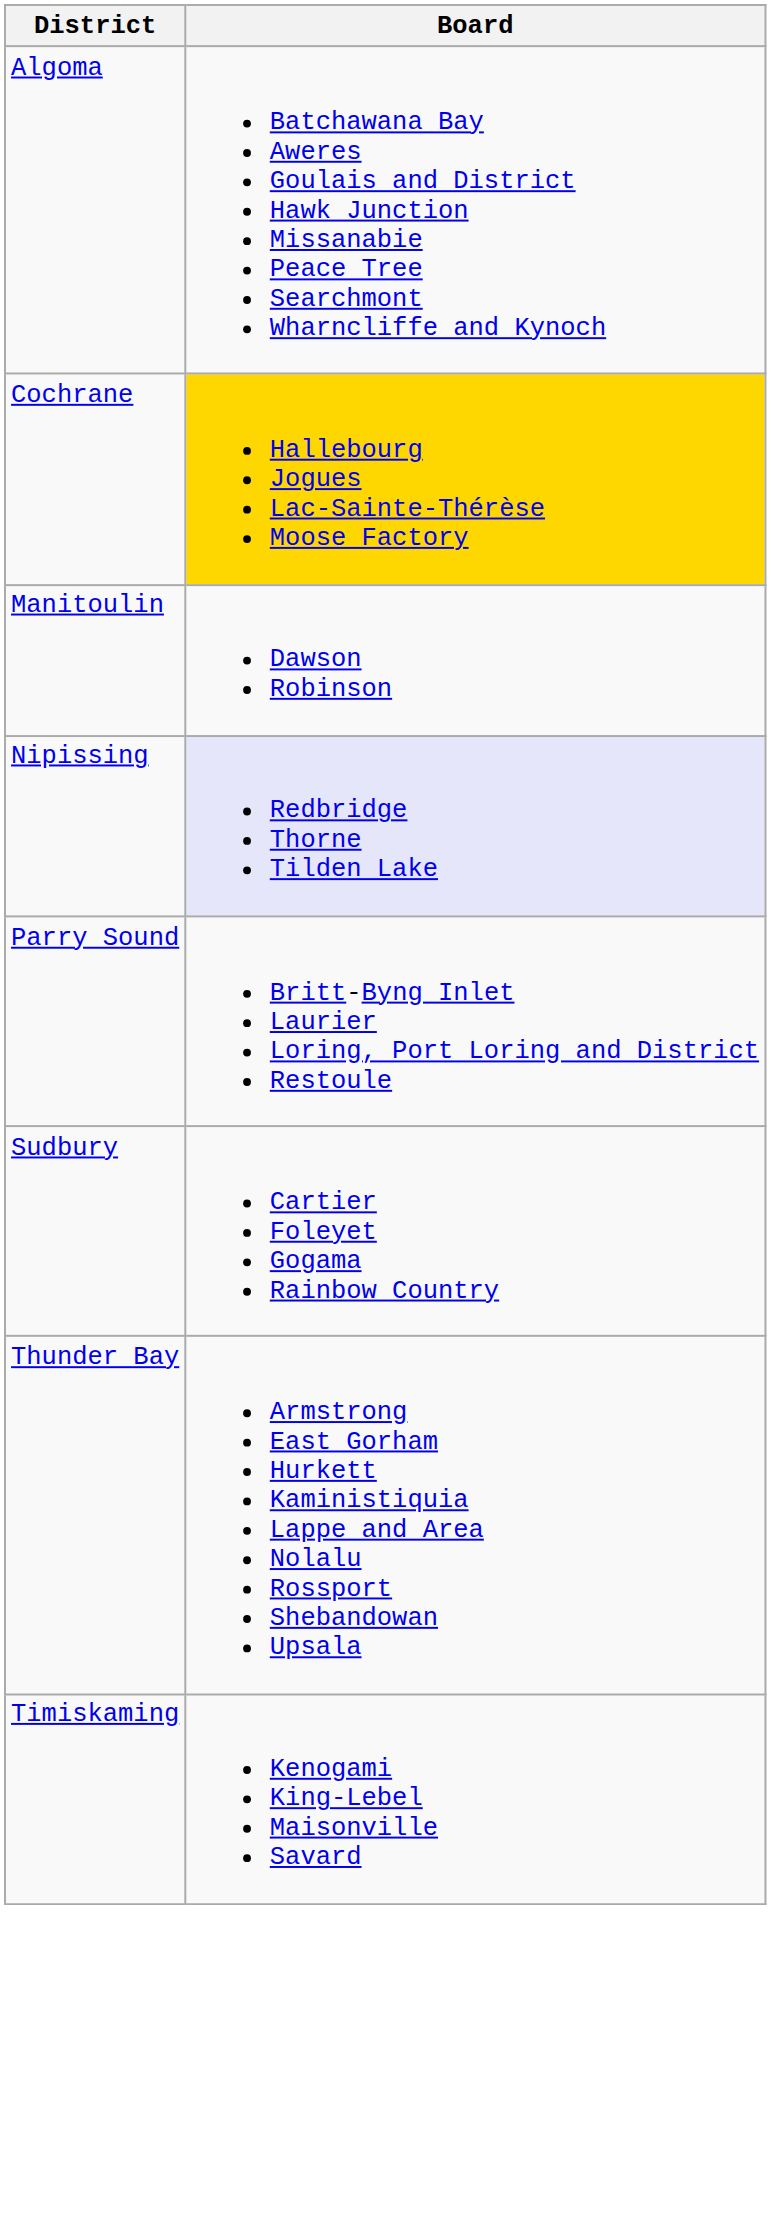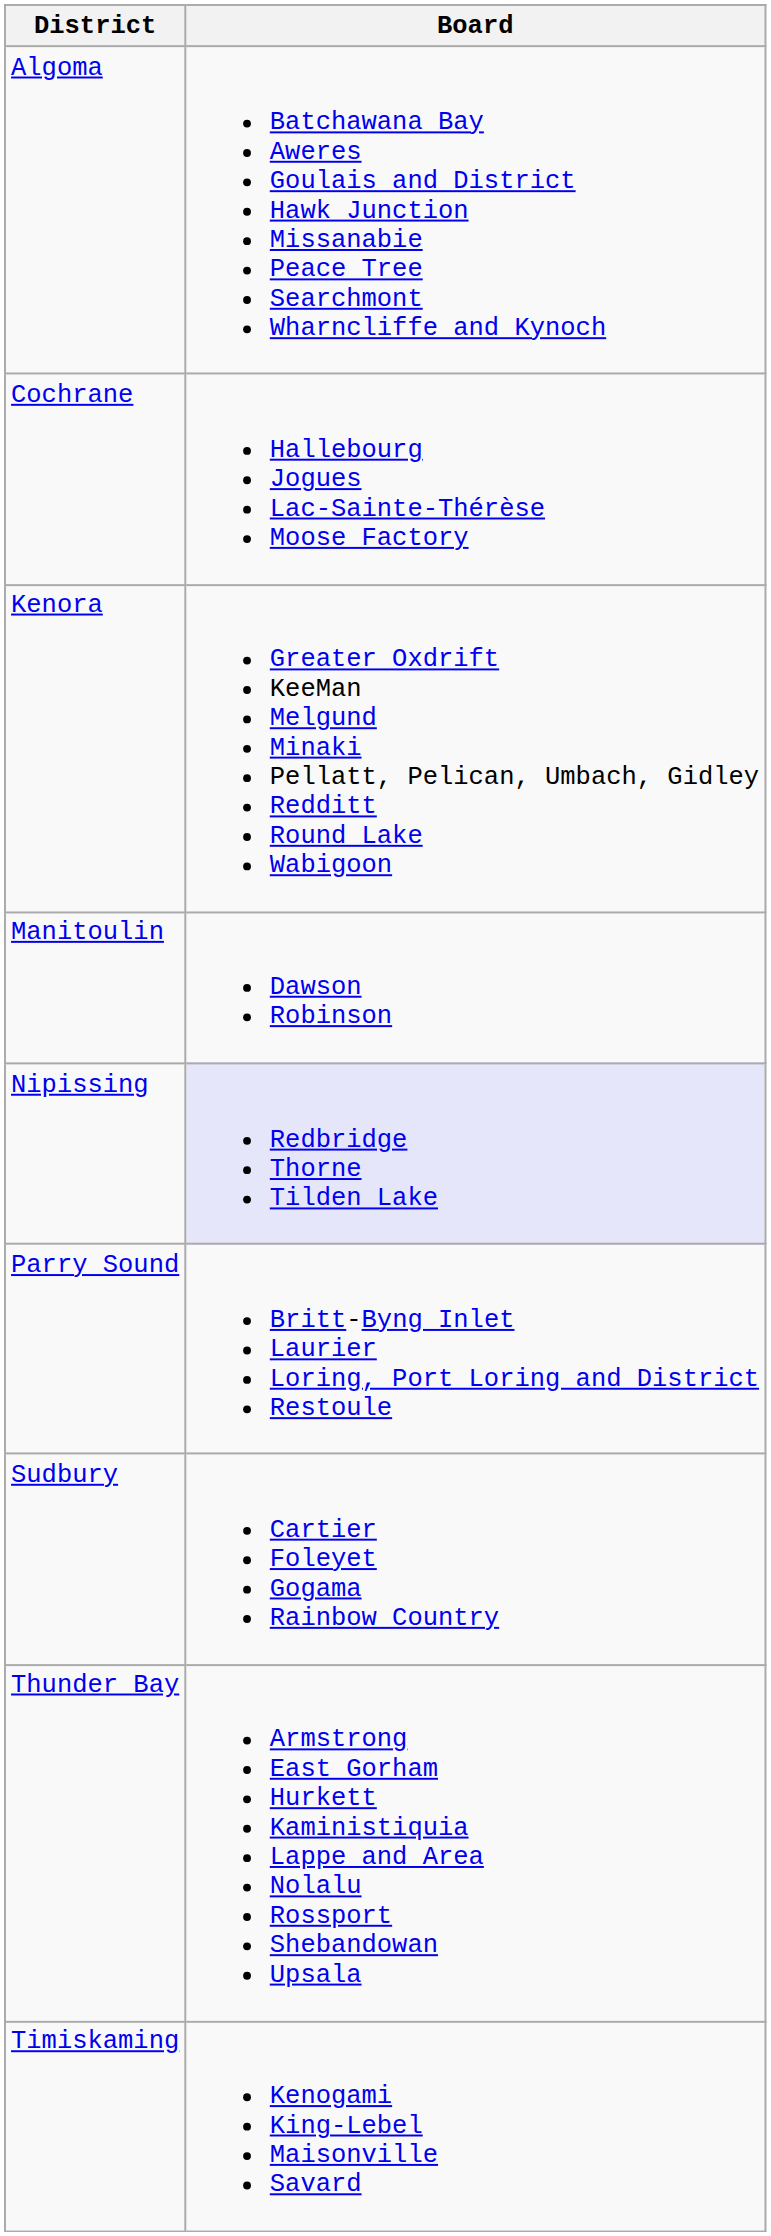(475, 494) gold background -> (475, 494) no background
+ row: (57, 605)
